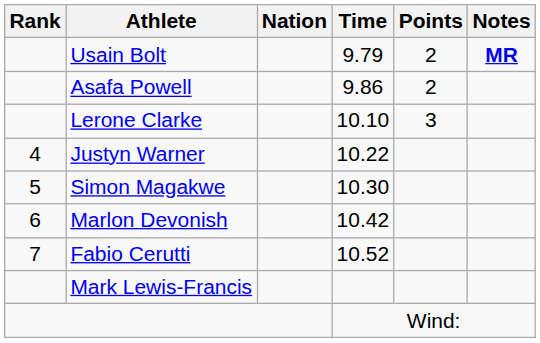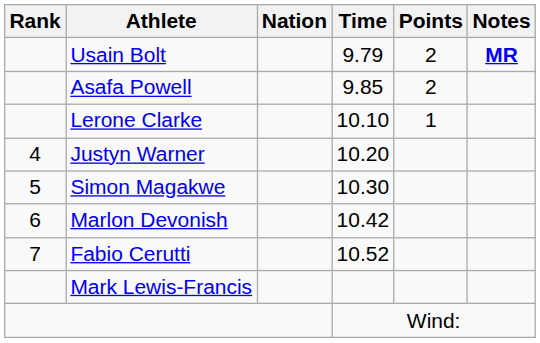(363, 87) 9.86 -> (363, 87) 9.85
(431, 120) 3 -> (431, 120) 1
(363, 154) 10.22 -> (363, 154) 10.20
